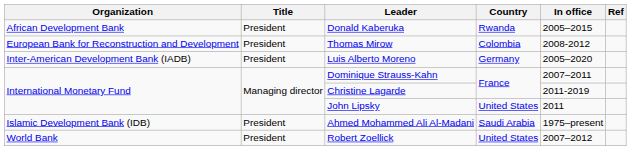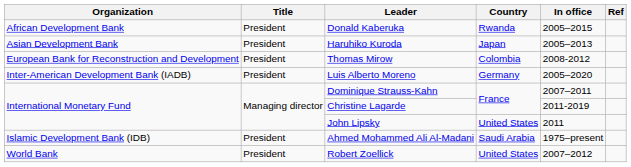+ row: (365, 43)
